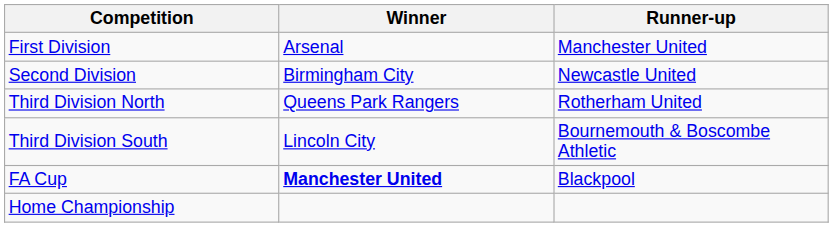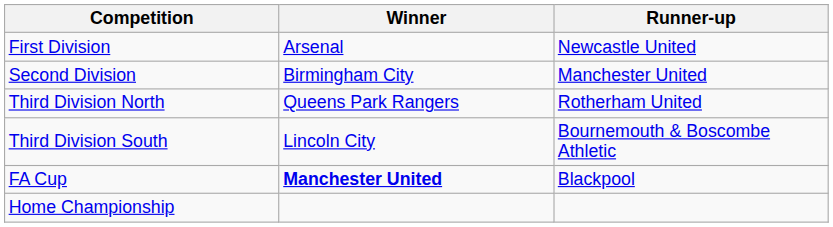(632, 46) Manchester United -> (627, 46) Newcastle United
(627, 74) Newcastle United -> (632, 74) Manchester United
